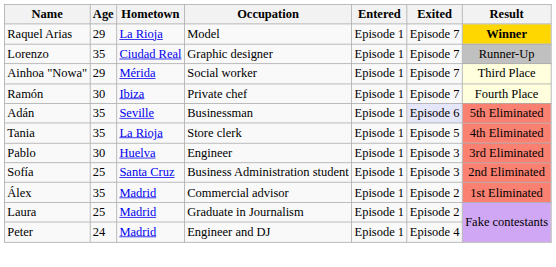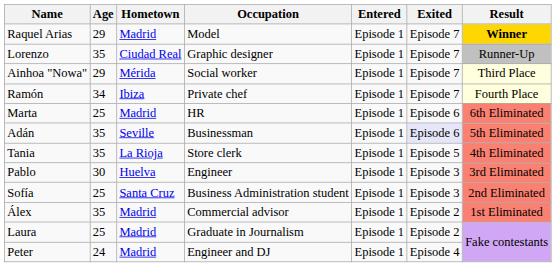(141, 34) La Rioja -> (138, 34) Madrid
(99, 93) 30 -> (99, 93) 34
+ row: (22, 113)
